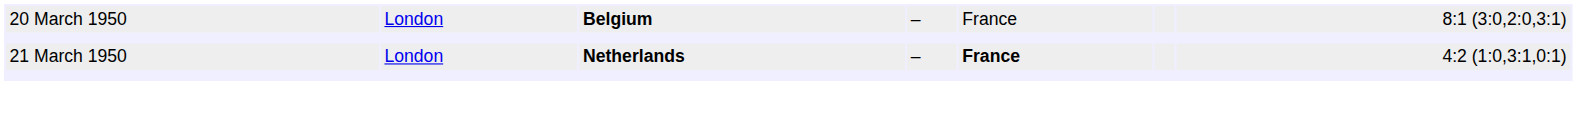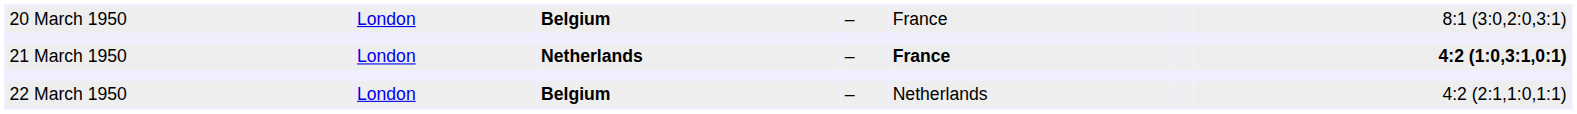(1505, 56) normal -> (1503, 56) bold
+ row: (68, 94)
